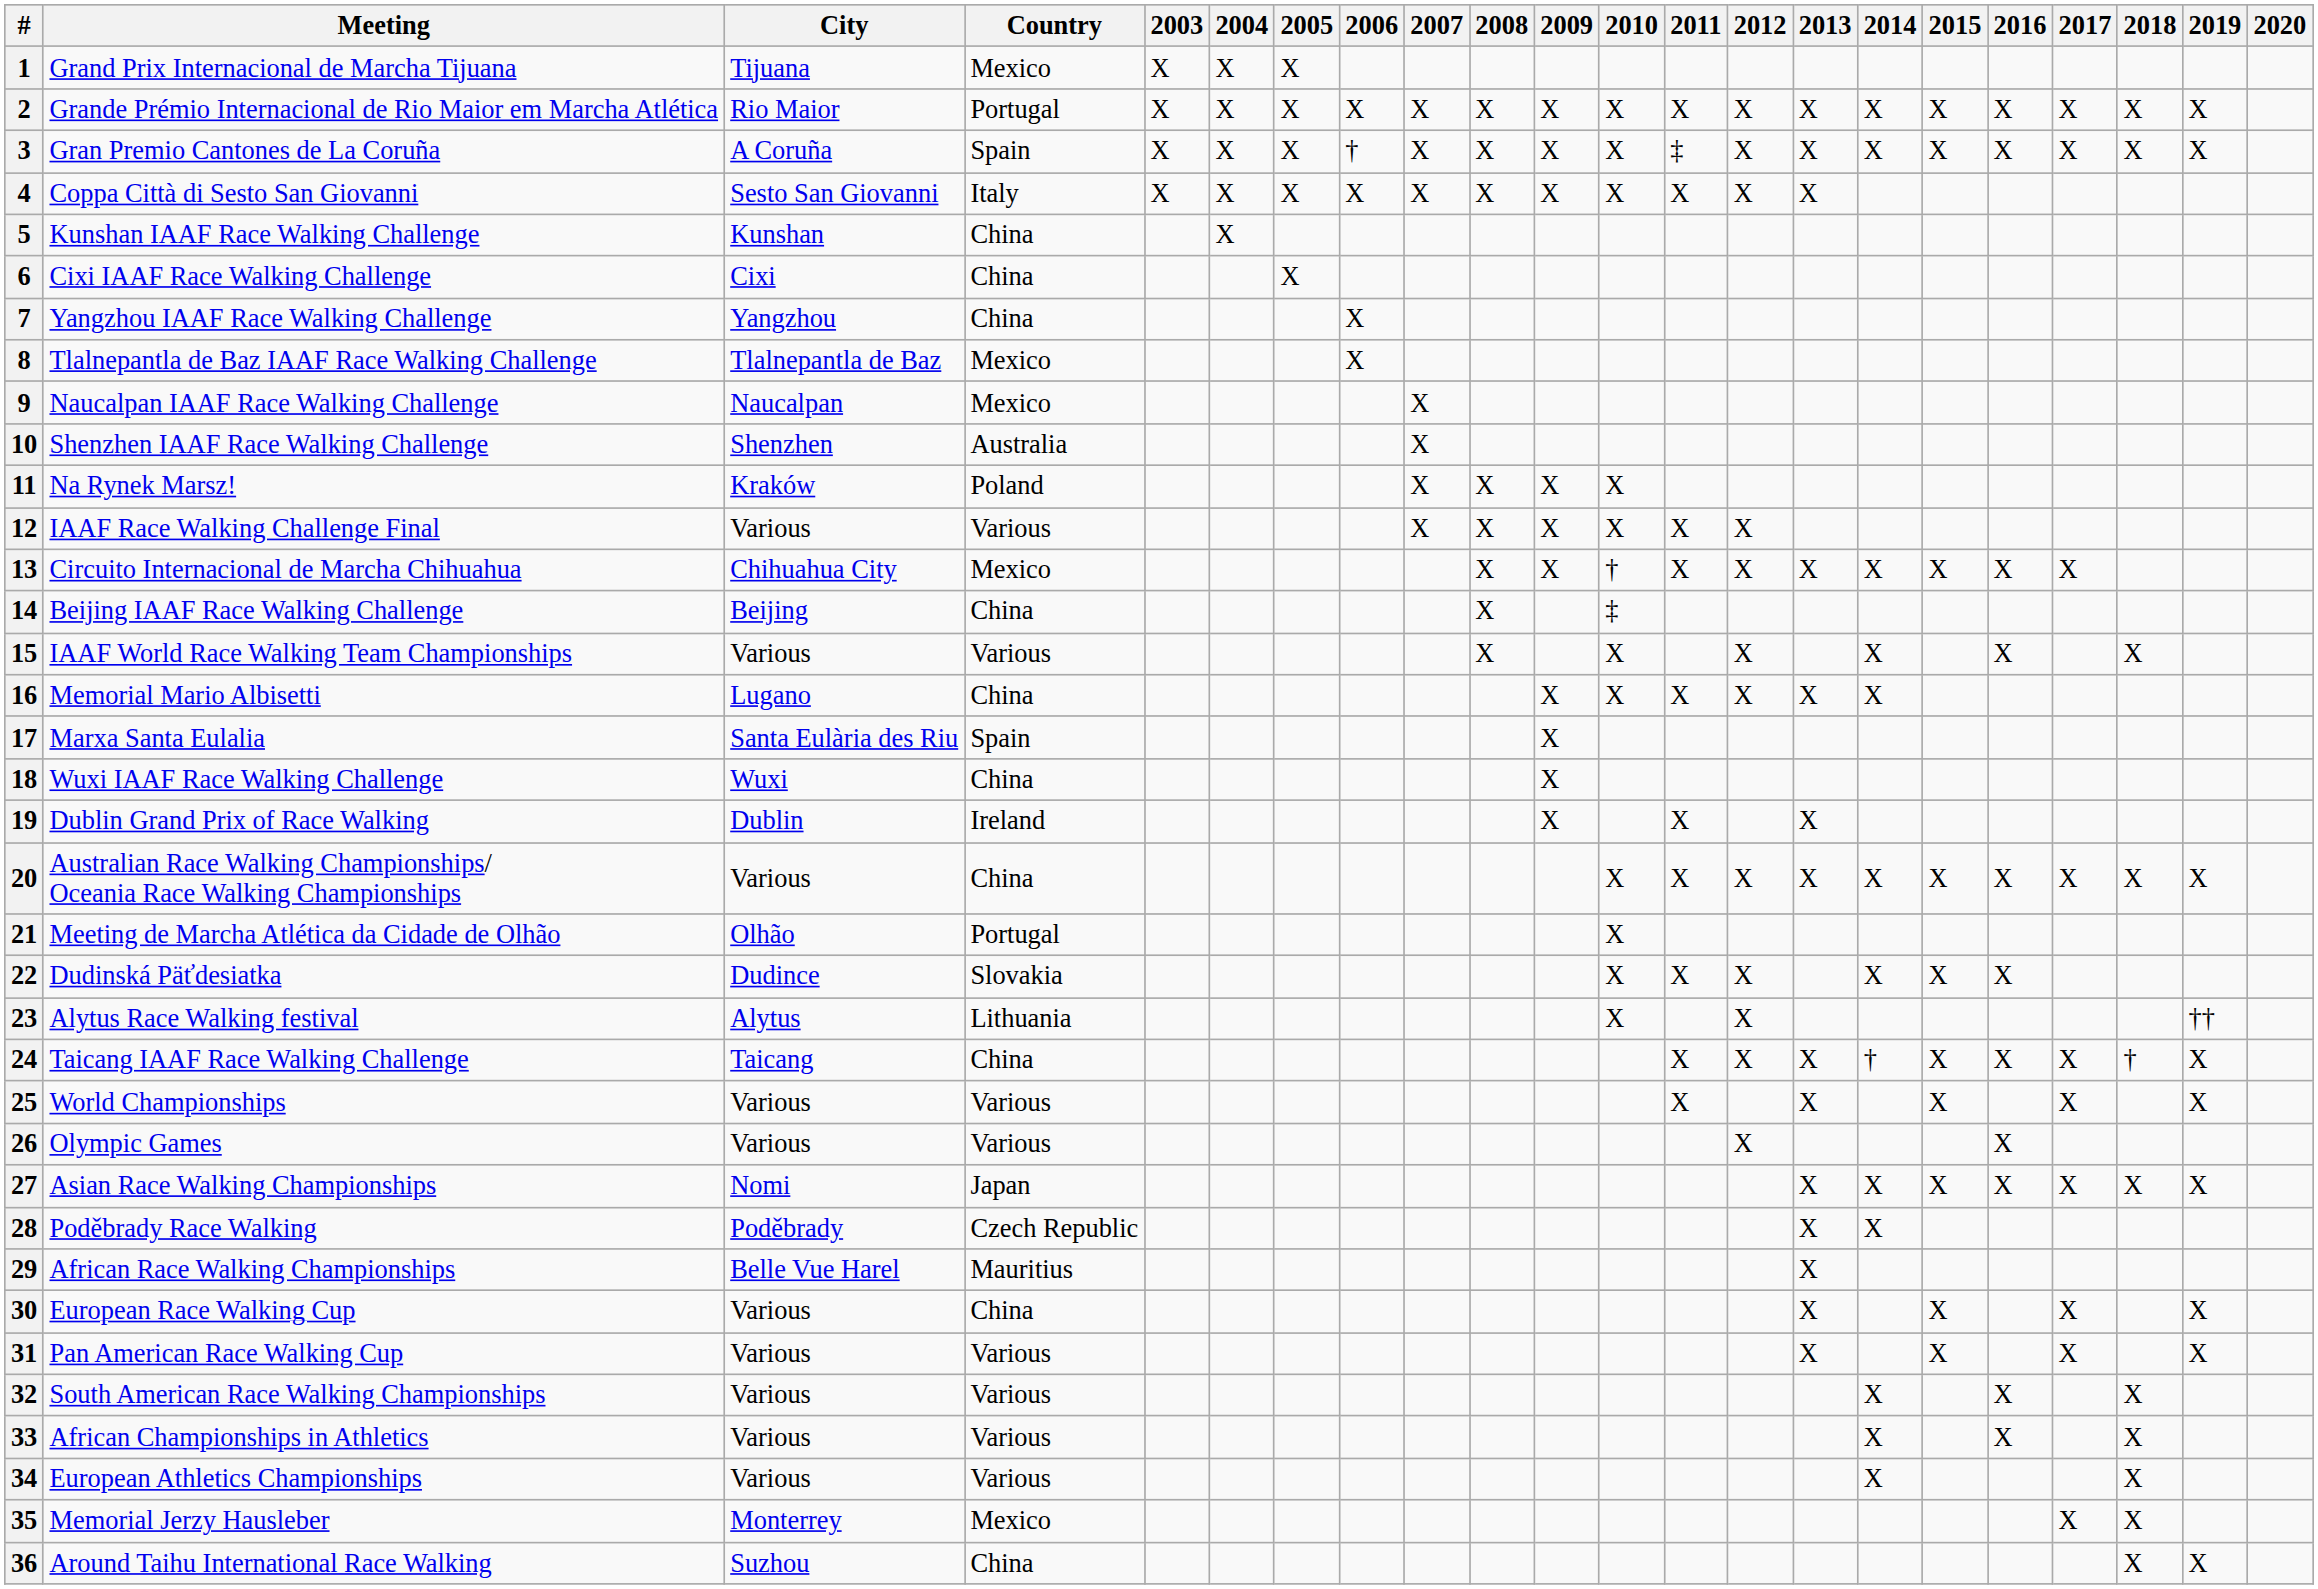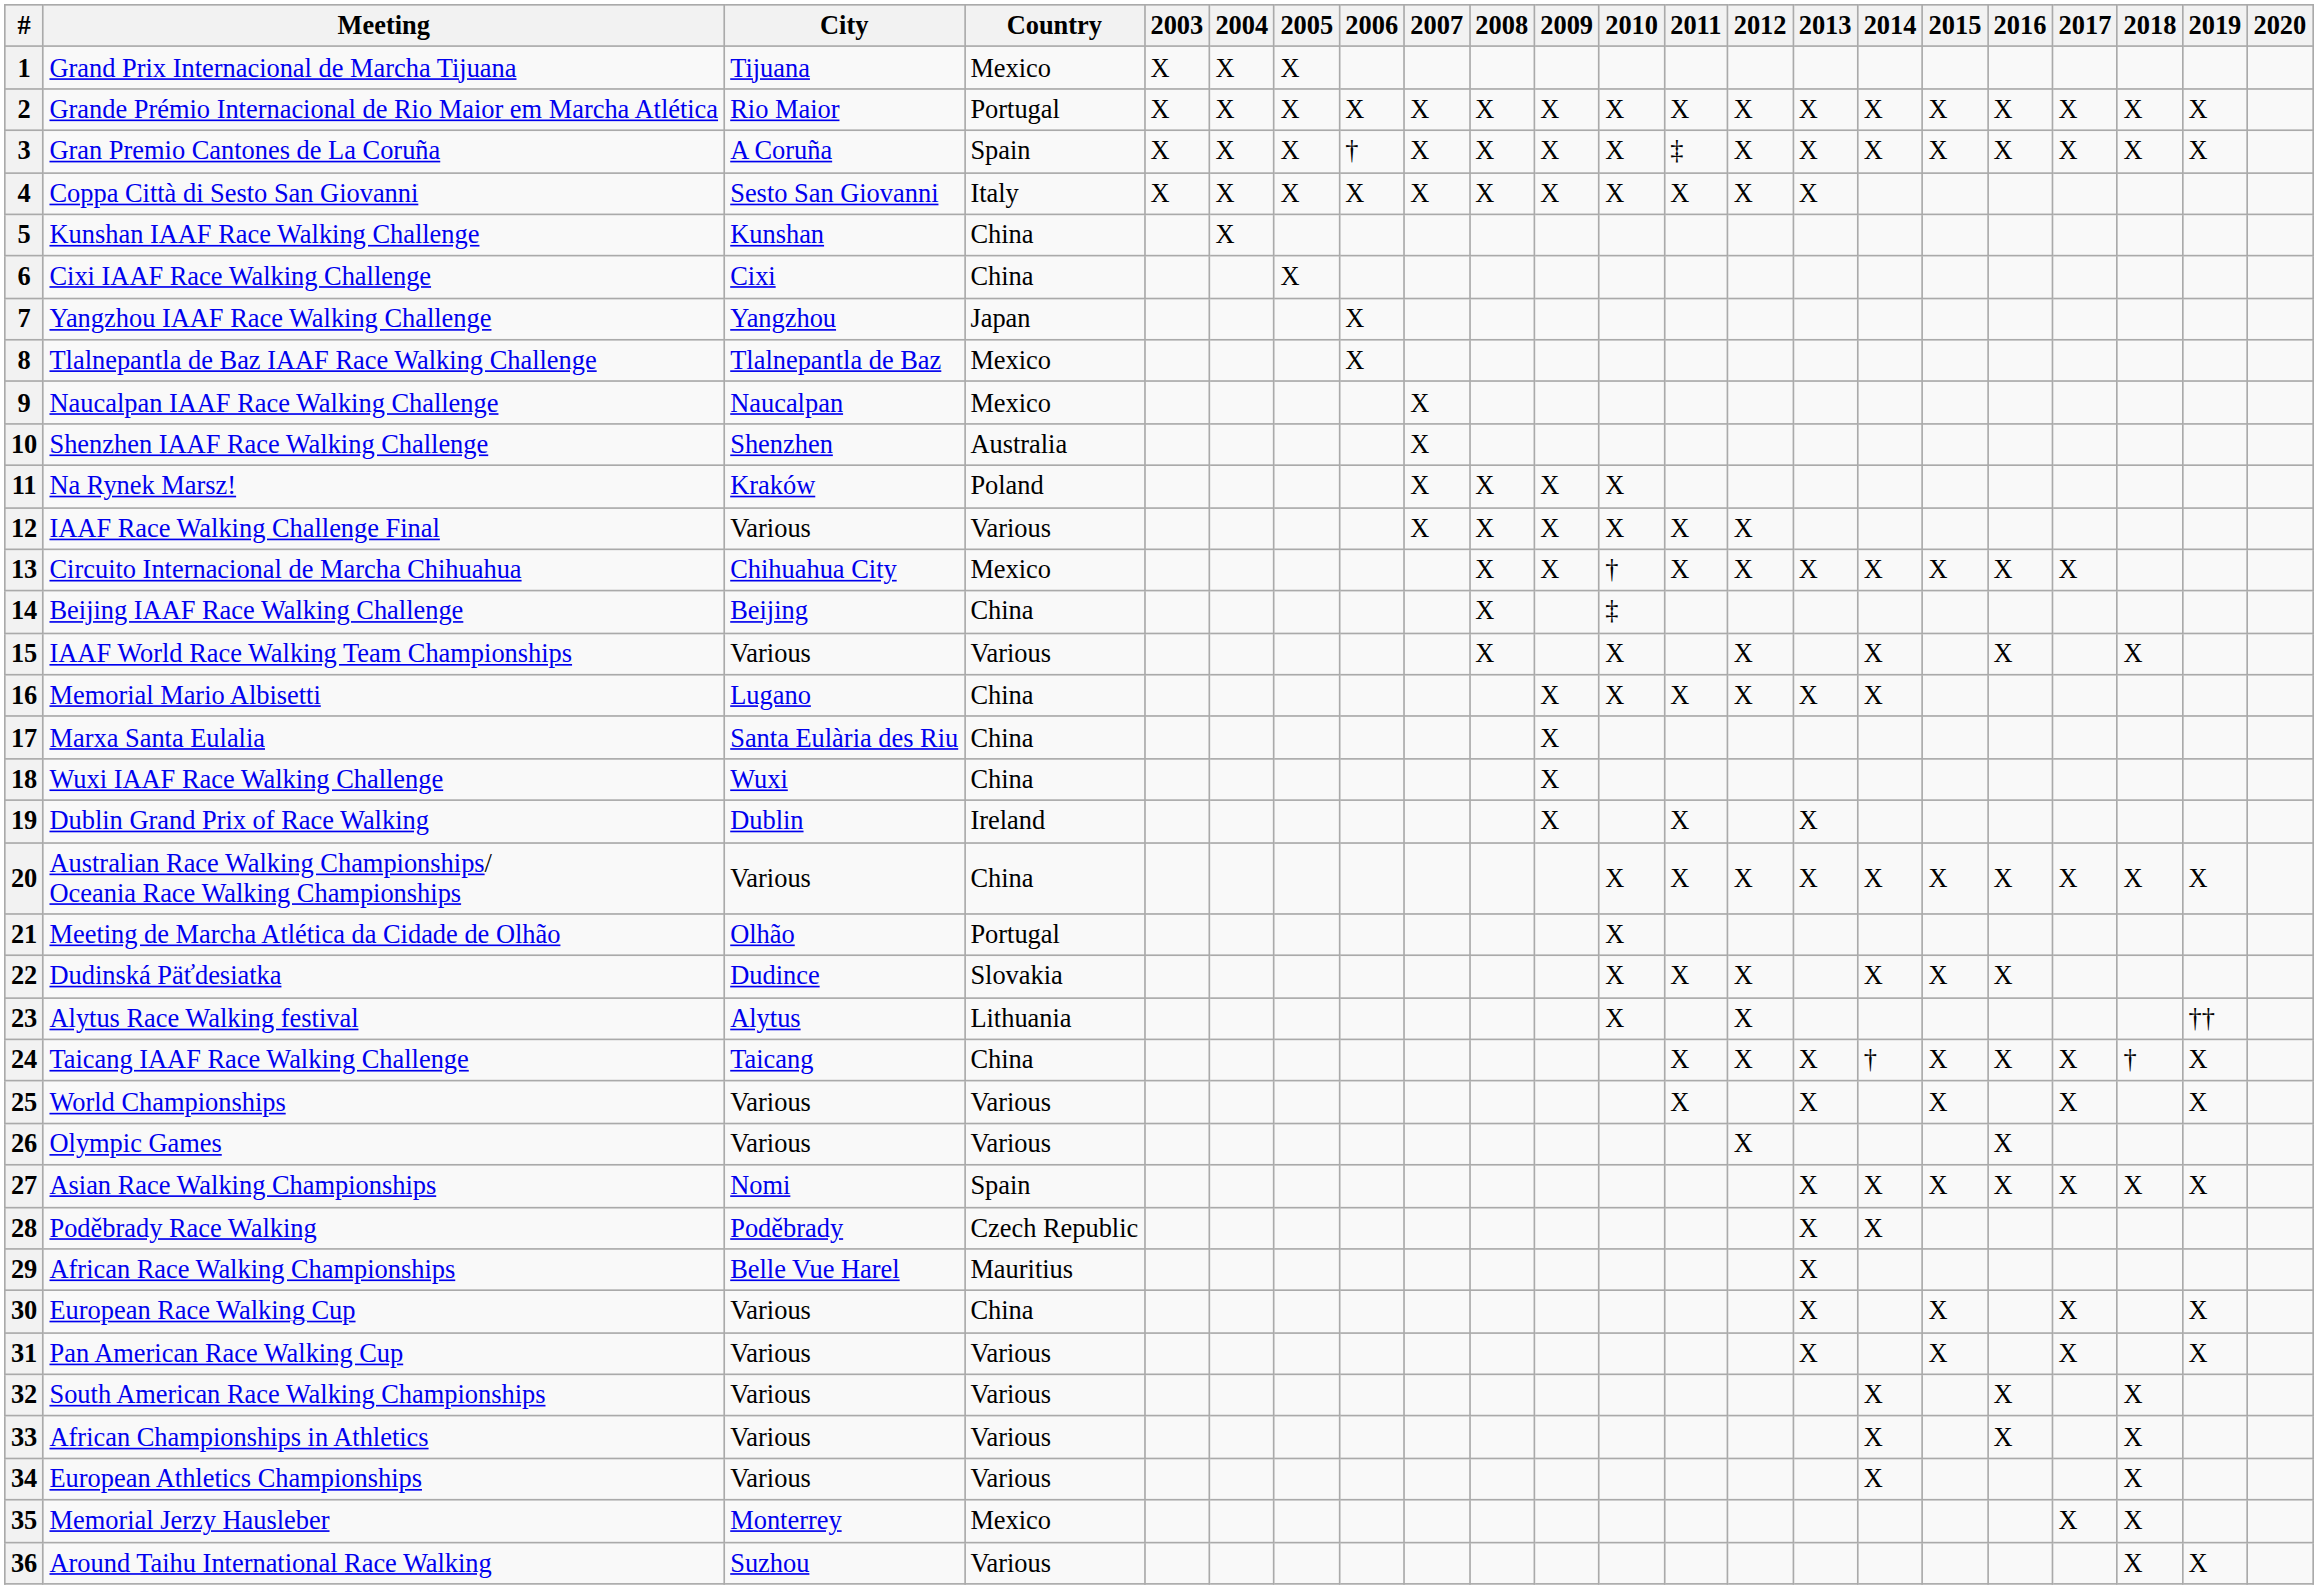(1002, 318) China -> (1000, 318) Japan
(1000, 737) Spain -> (1002, 737) China
(1000, 1185) Japan -> (1000, 1185) Spain
(1002, 1562) China -> (1011, 1562) Various
